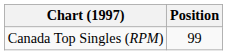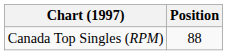(195, 38) 99 -> (195, 38) 88
